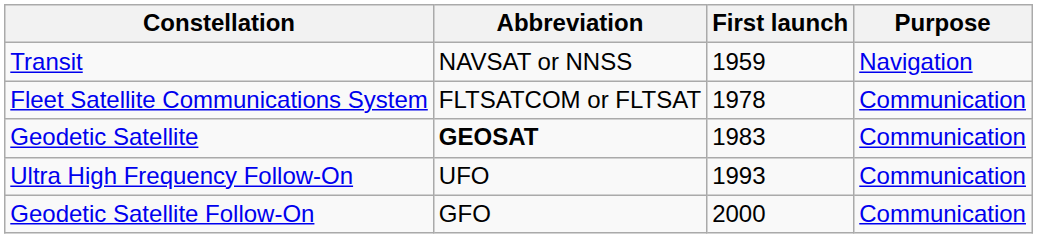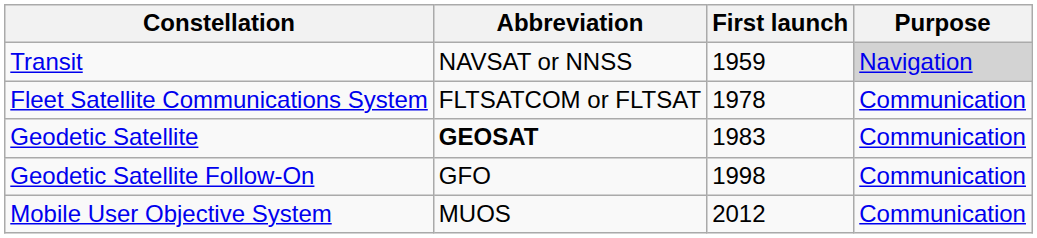(916, 61) no background -> (916, 61) lightgrey background
- row: (182, 175)
(739, 213) 2000 -> (739, 175) 1998
+ row: (171, 213)
